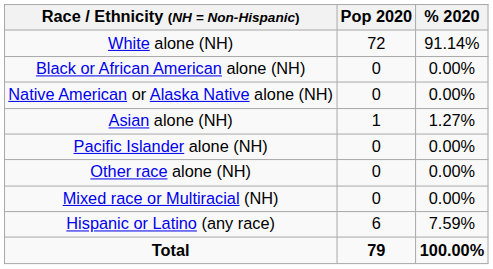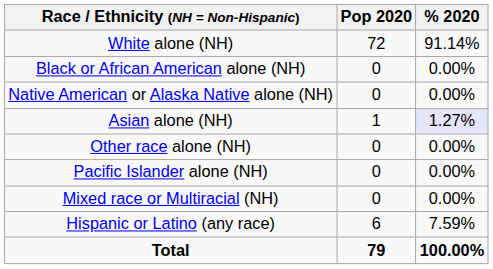(452, 120) no background -> (452, 120) lavender background
rows swapped: (171, 146) <-> (171, 172)
